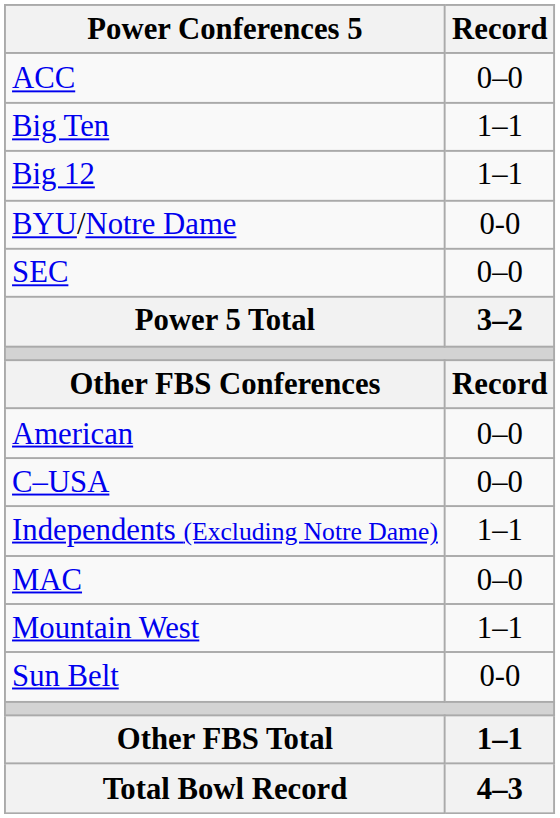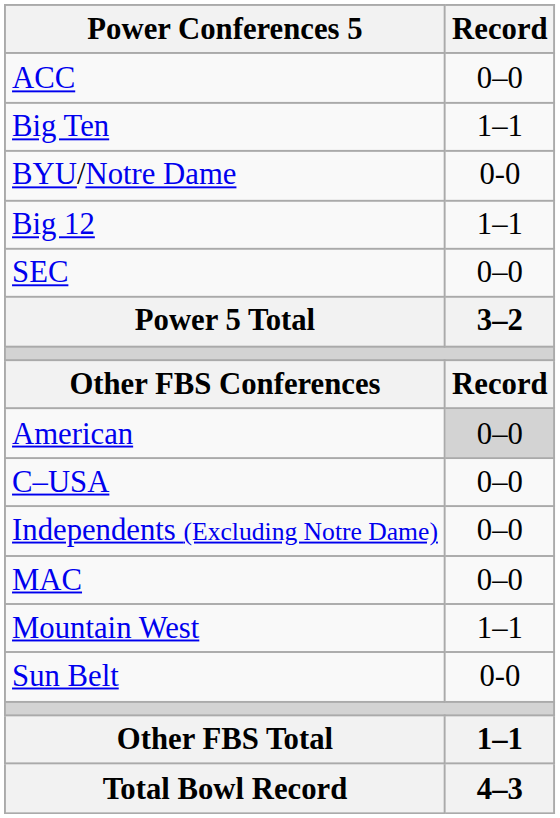rows swapped: (53, 175) <-> (124, 223)
(500, 432) no background -> (500, 432) lightgrey background
(500, 530) 1–1 -> (500, 530) 0–0
